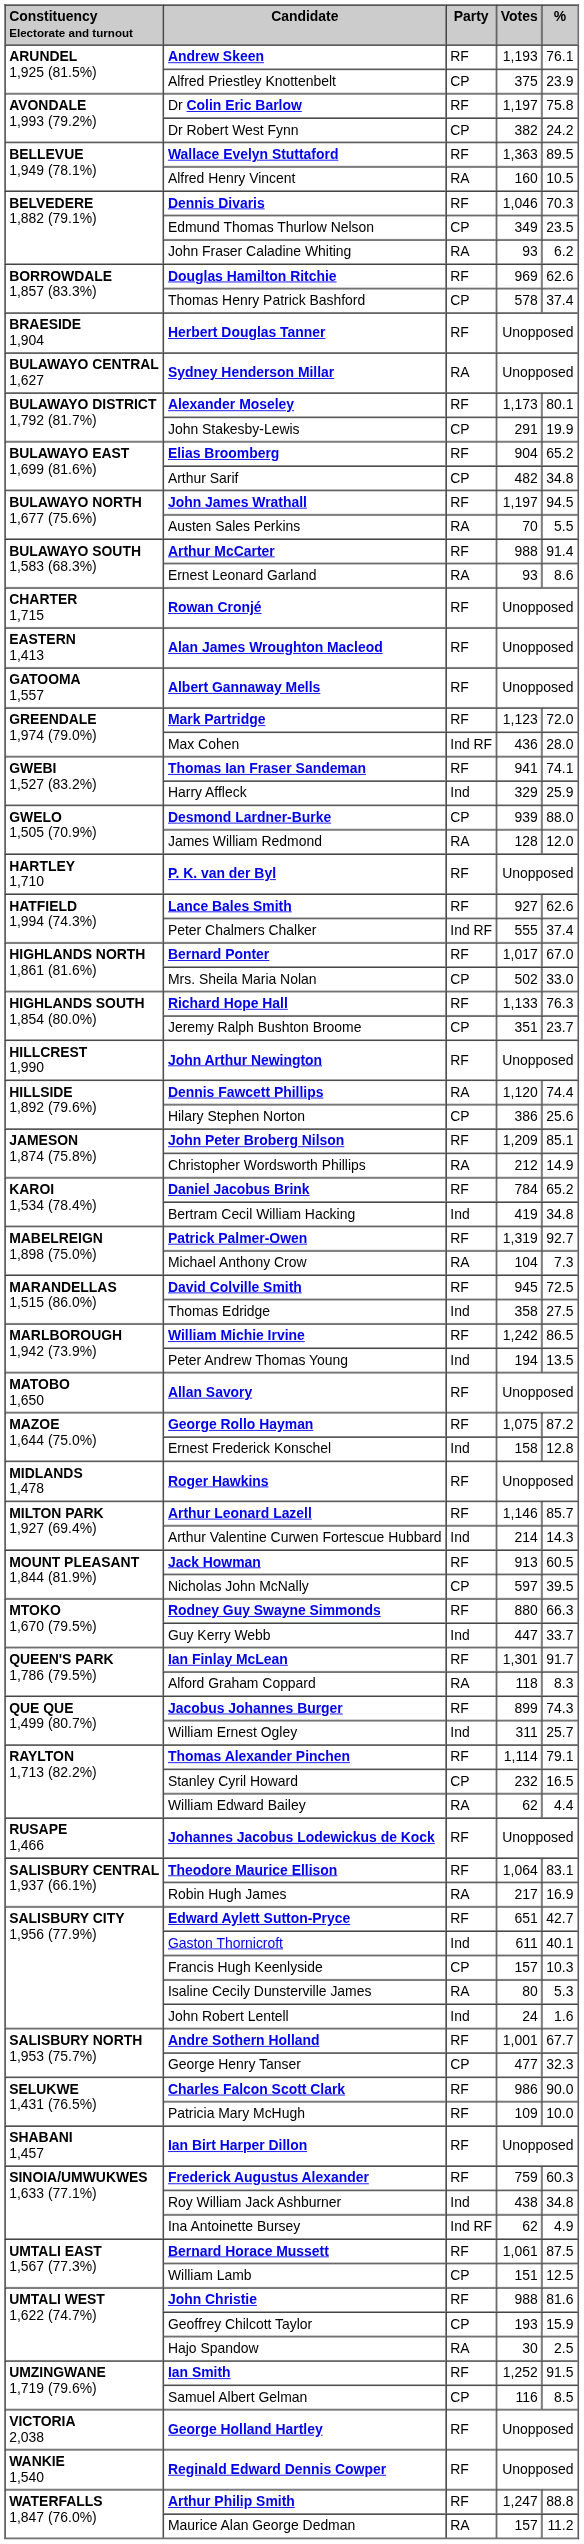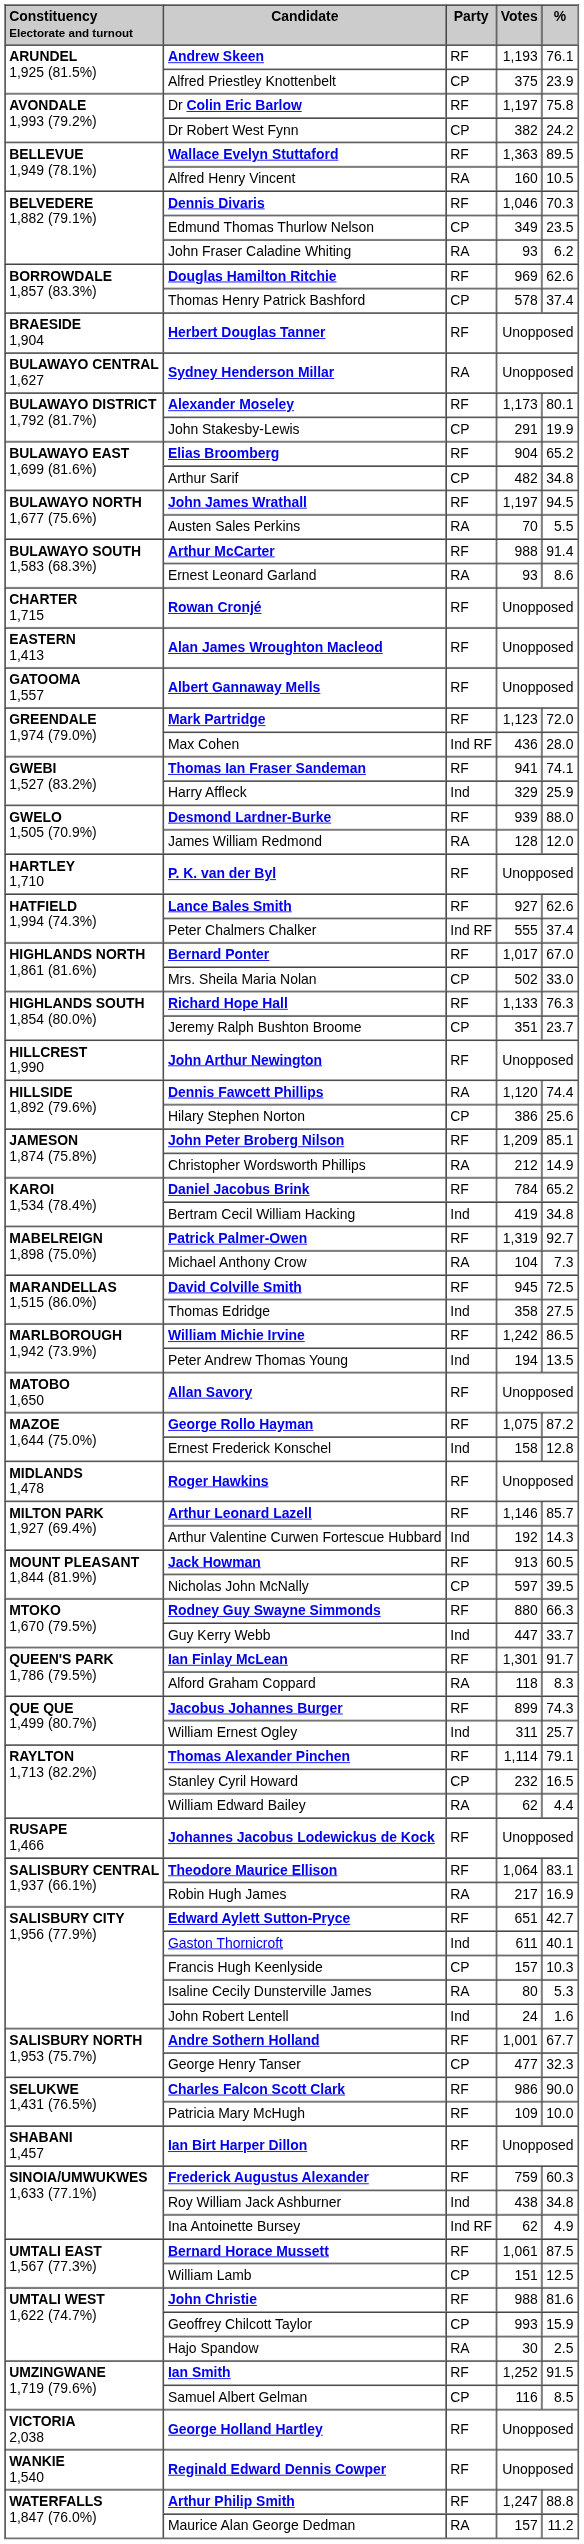(460, 817) CP -> (460, 817) RF
(526, 1537) 214 -> (526, 1537) 192
(526, 2324) 193 -> (526, 2324) 993
